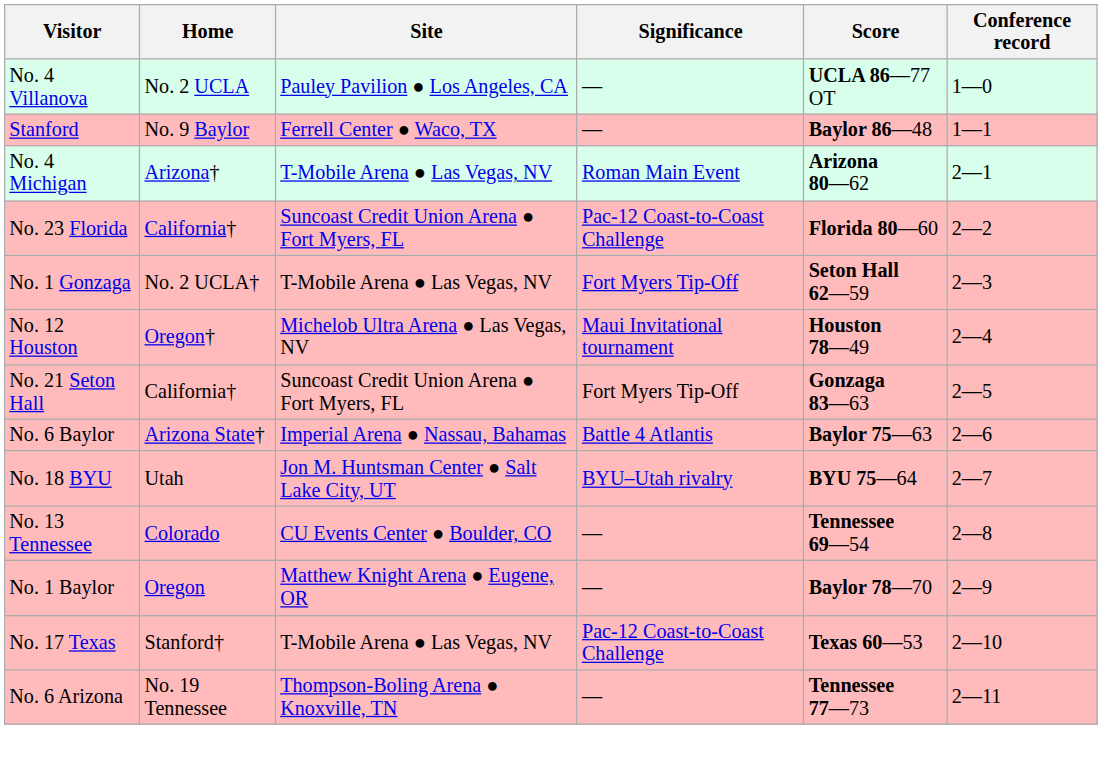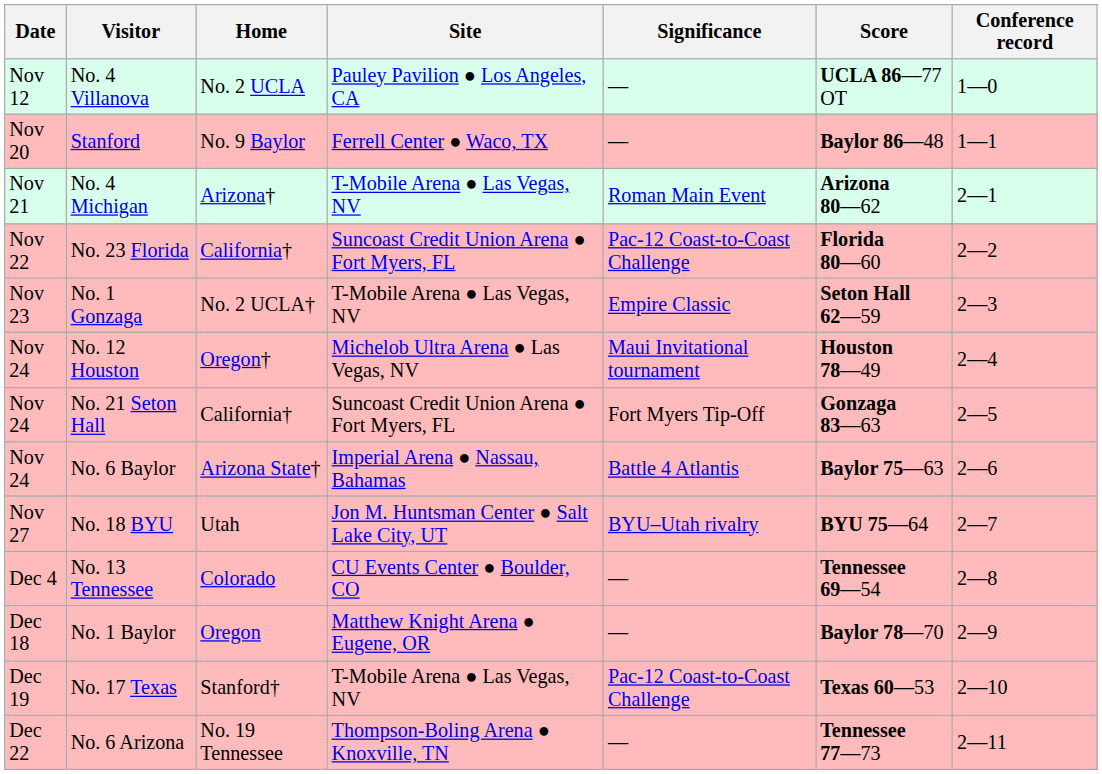+ column: (35, 31)
(660, 282) Fort Myers Tip-Off -> (669, 305) Empire Classic
